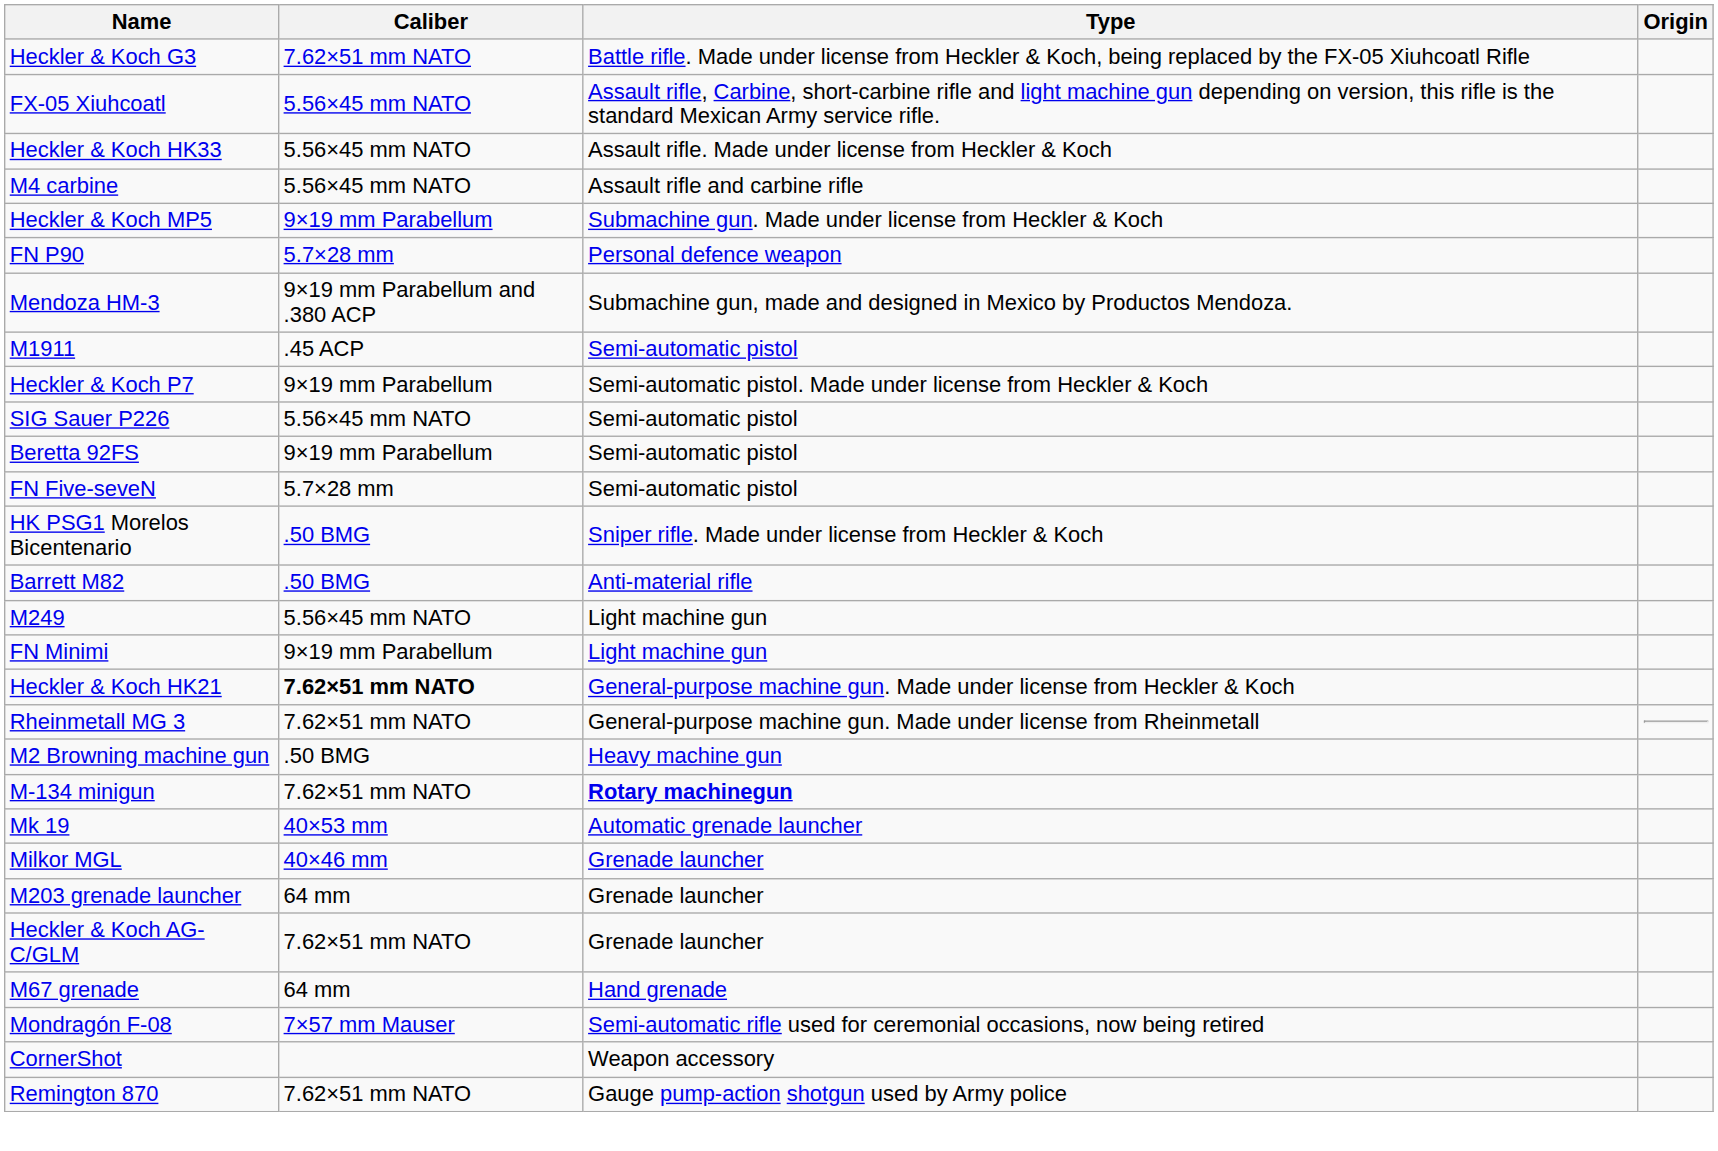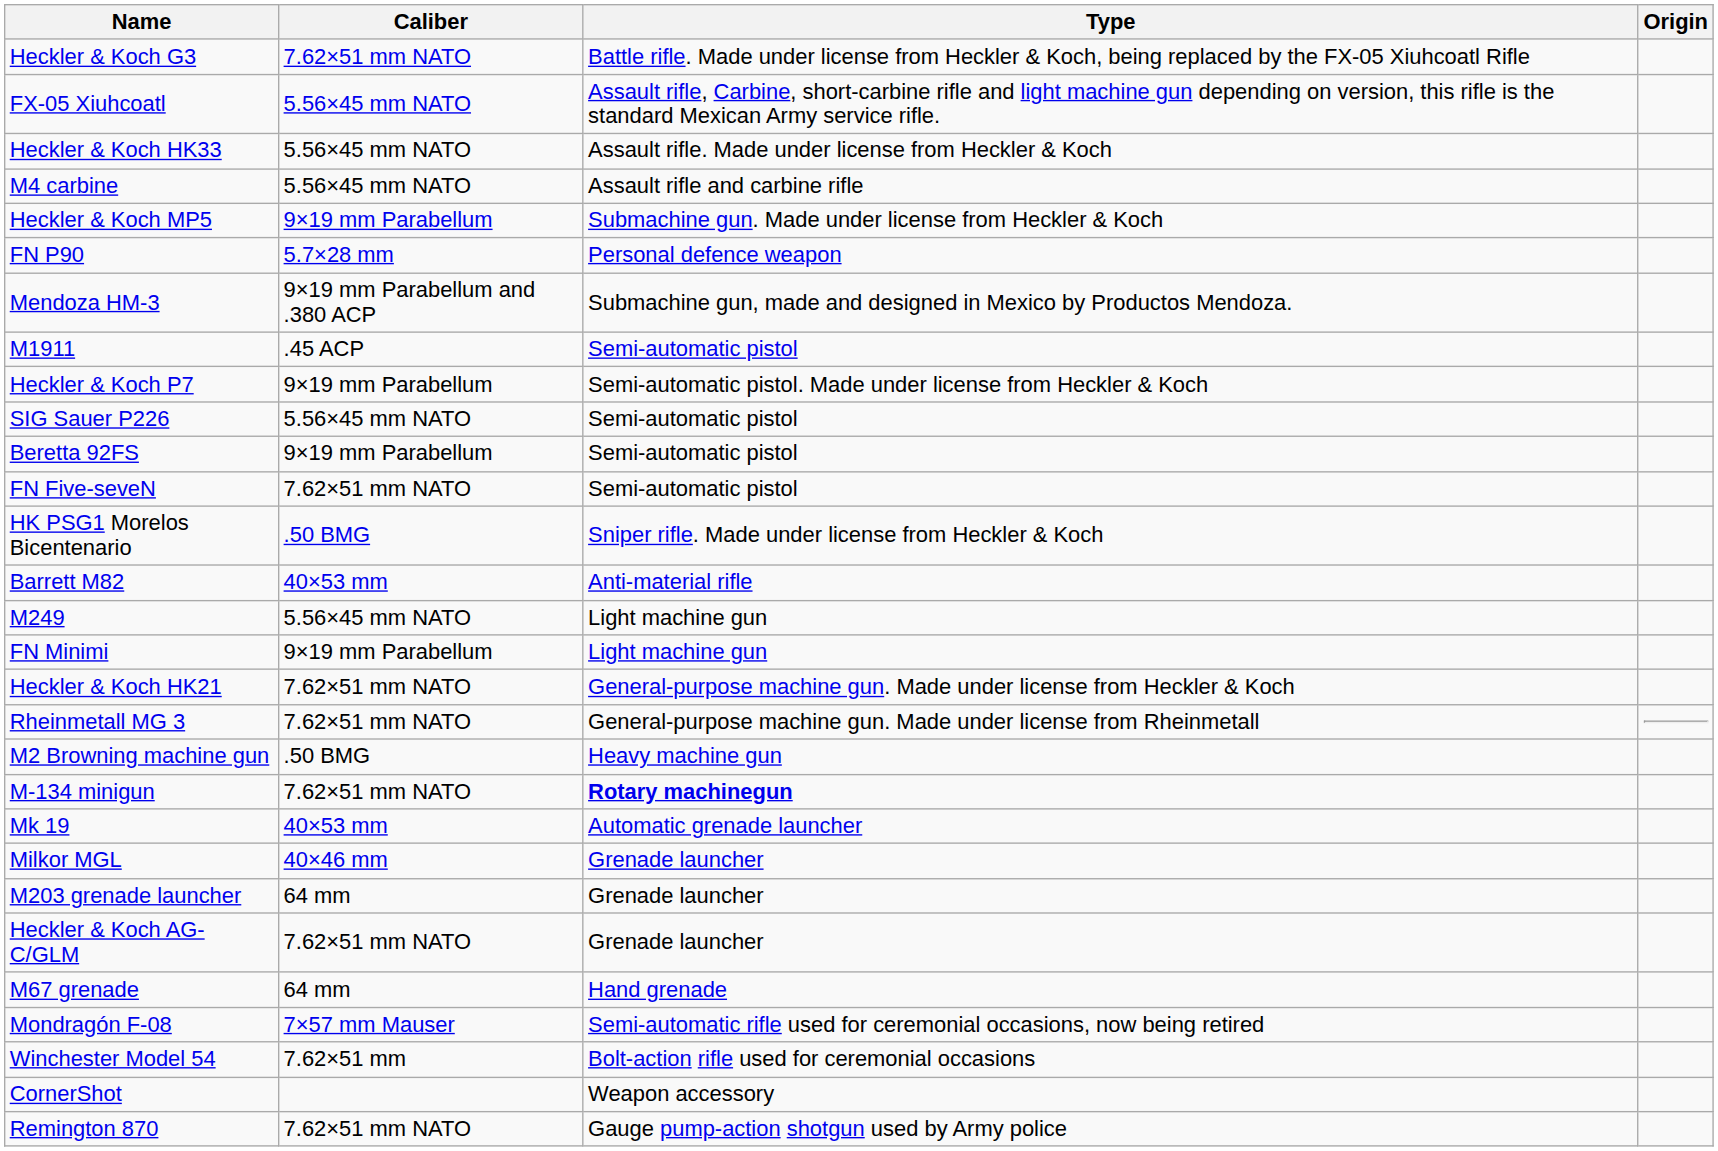(339, 488) 5.7×28 mm -> (377, 488) 7.62×51 mm NATO
(327, 582) .50 BMG -> (336, 582) 40×53 mm
(379, 686) bold -> (377, 686) normal
+ row: (113, 1059)
